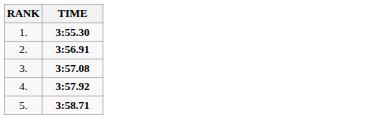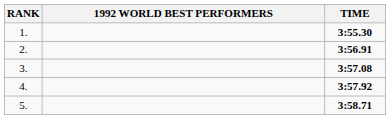+ column: (183, 14)
